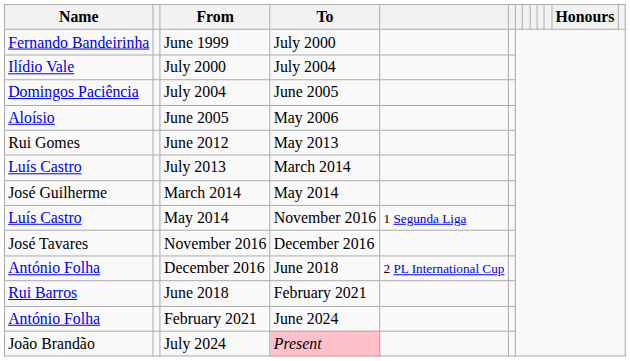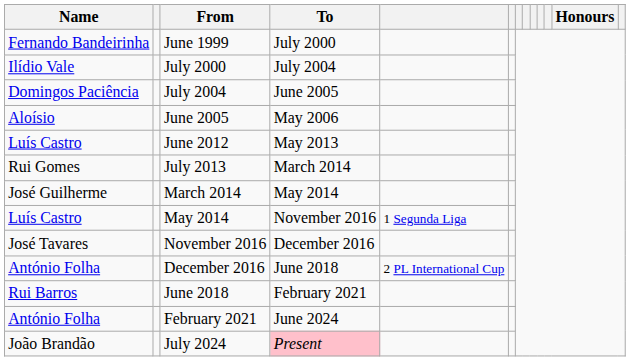(44, 142) Rui Gomes -> (45, 142) Luís Castro
(45, 167) Luís Castro -> (44, 167) Rui Gomes
